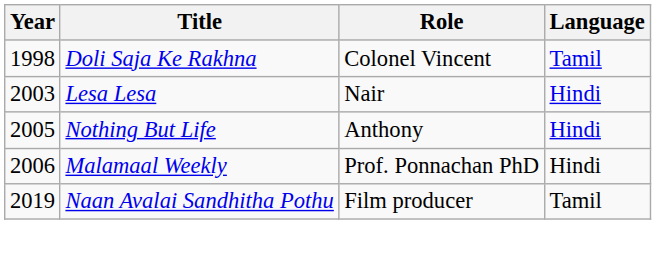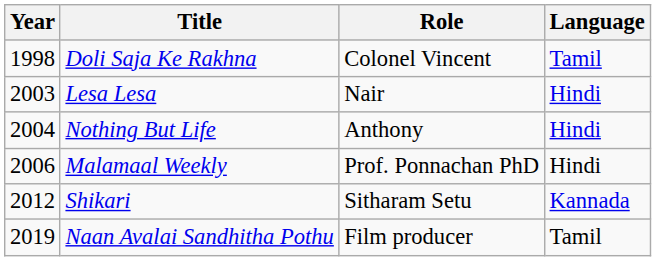(32, 129) 2005 -> (32, 129) 2004
+ row: (98, 201)
